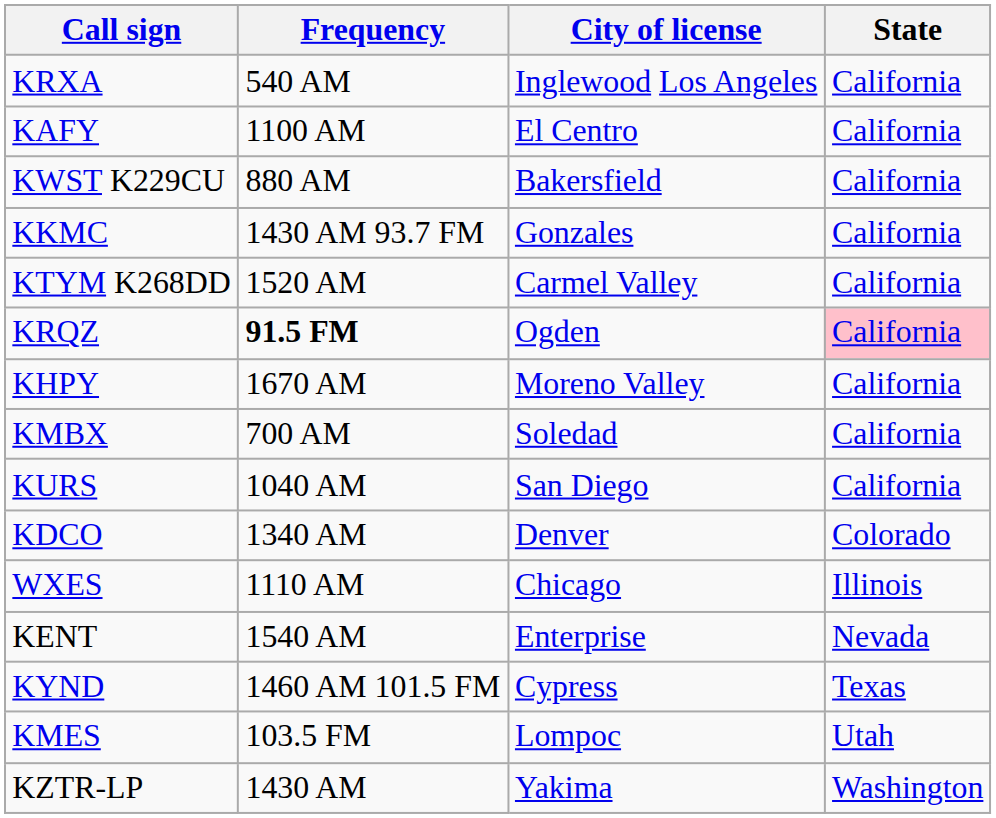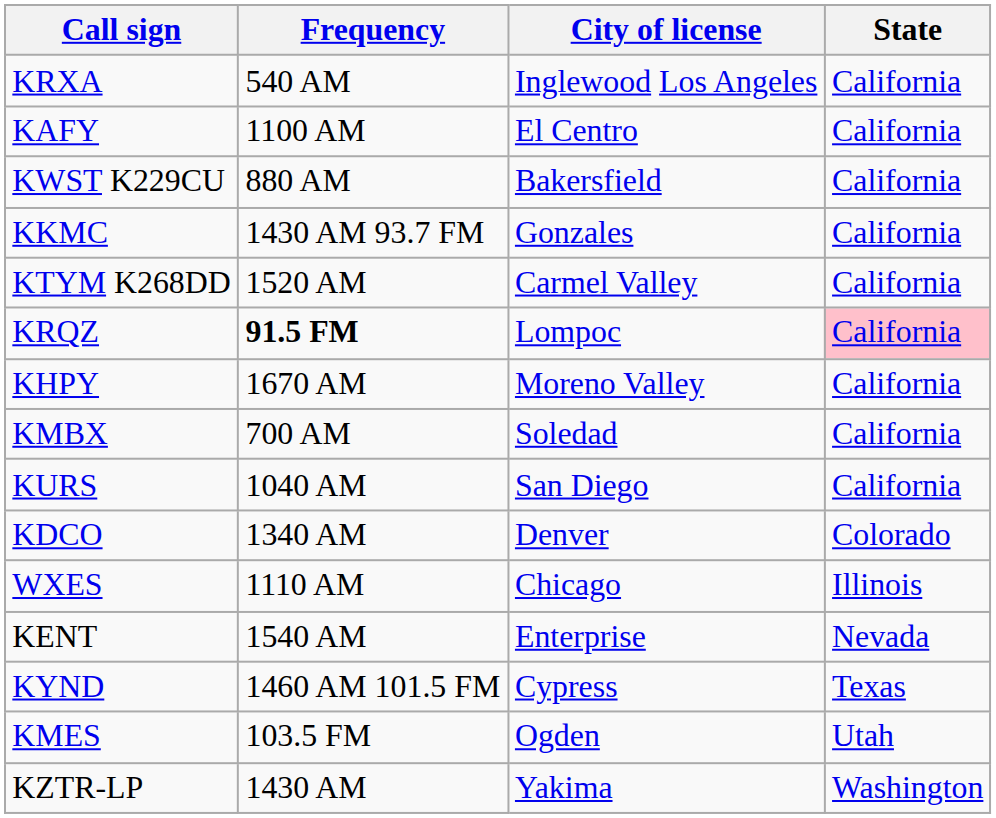(557, 332) Ogden -> (568, 332) Lompoc
(568, 736) Lompoc -> (557, 736) Ogden
